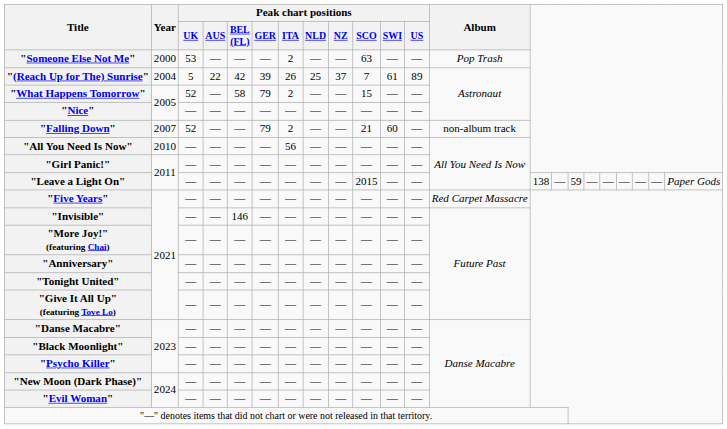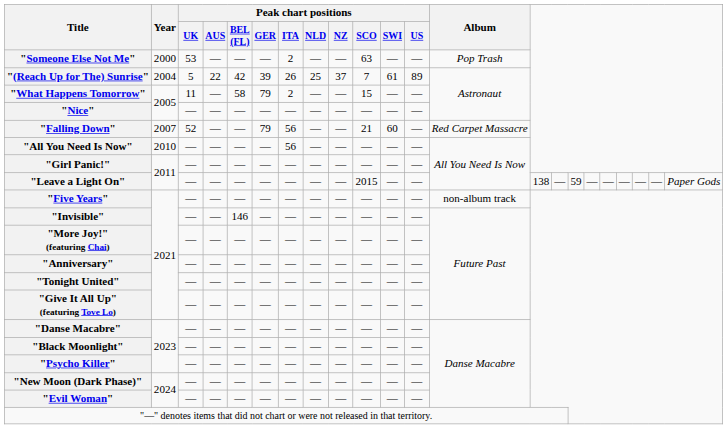(191, 93) 52 -> (191, 93) 11
(291, 128) 2 -> (291, 128) 56
(480, 128) non-album track -> (480, 128) Red Carpet Massacre
(480, 198) Red Carpet Massacre -> (480, 198) non-album track
